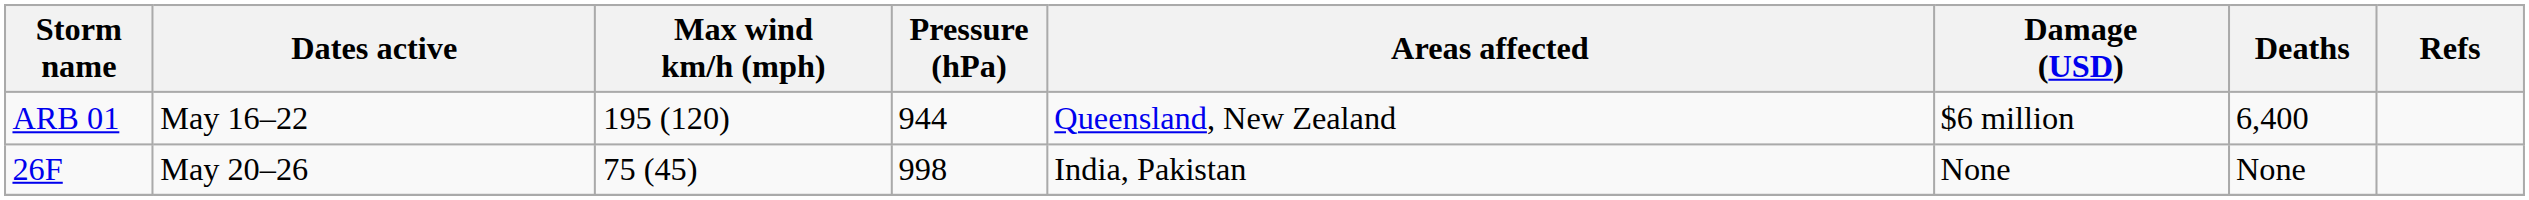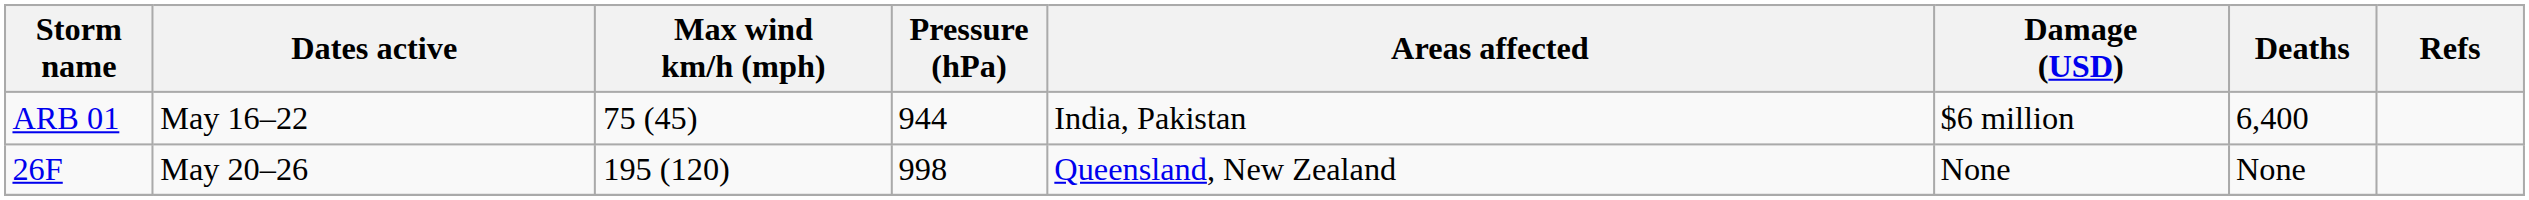(667, 117) 195 (120) -> (650, 117) 75 (45)
(1225, 117) Queensland, New Zealand -> (1150, 117) India, Pakistan
(650, 169) 75 (45) -> (667, 169) 195 (120)
(1150, 169) India, Pakistan -> (1225, 169) Queensland, New Zealand
